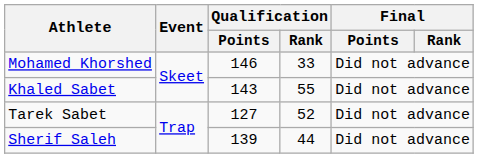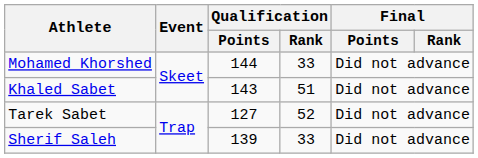(244, 64) 146 -> (244, 64) 144
(306, 90) 55 -> (306, 90) 51
(306, 140) 44 -> (306, 140) 33
